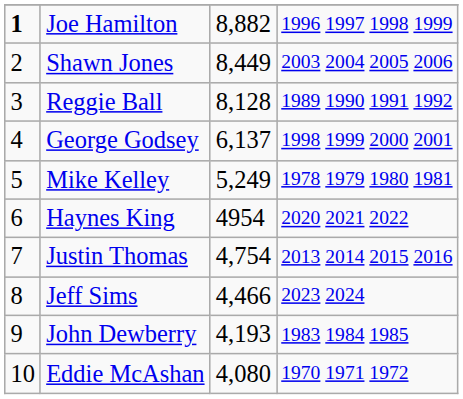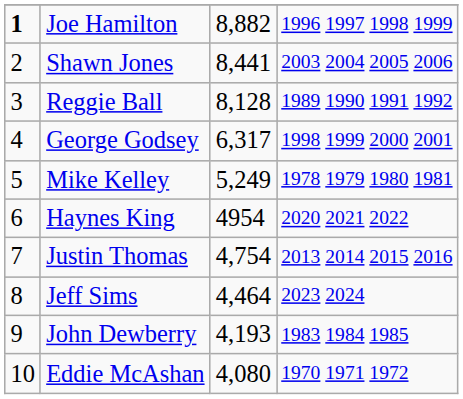(243, 62) 8,449 -> (243, 62) 8,441
(243, 140) 6,137 -> (243, 140) 6,317
(243, 295) 4,466 -> (243, 295) 4,464
